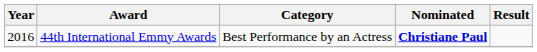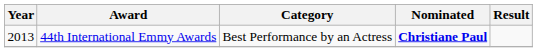(21, 36) 2016 -> (21, 36) 2013
